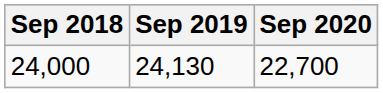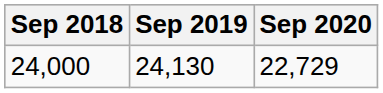(299, 66) 22,700 -> (299, 66) 22,729
